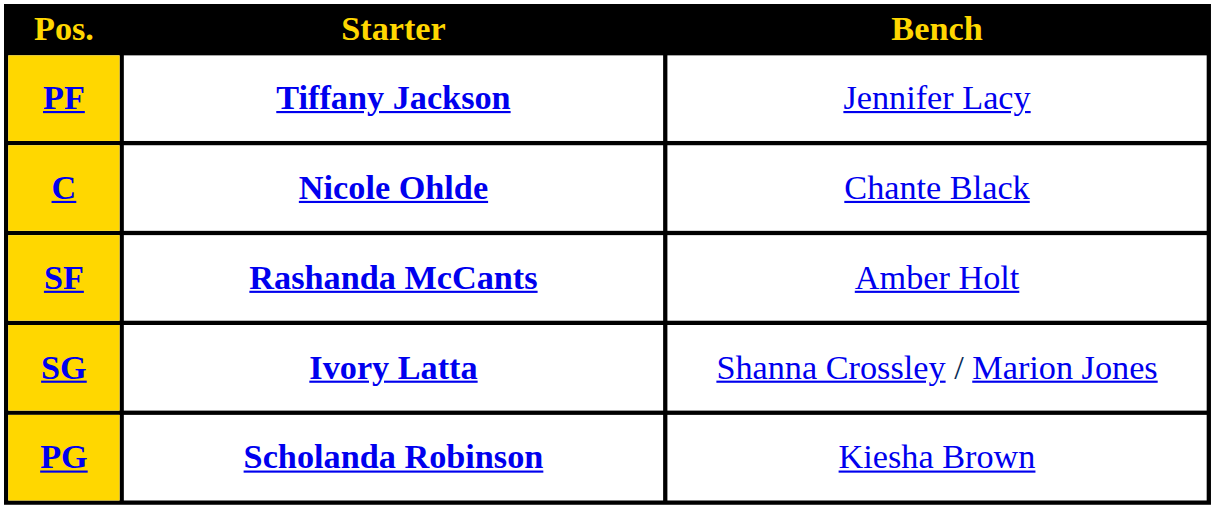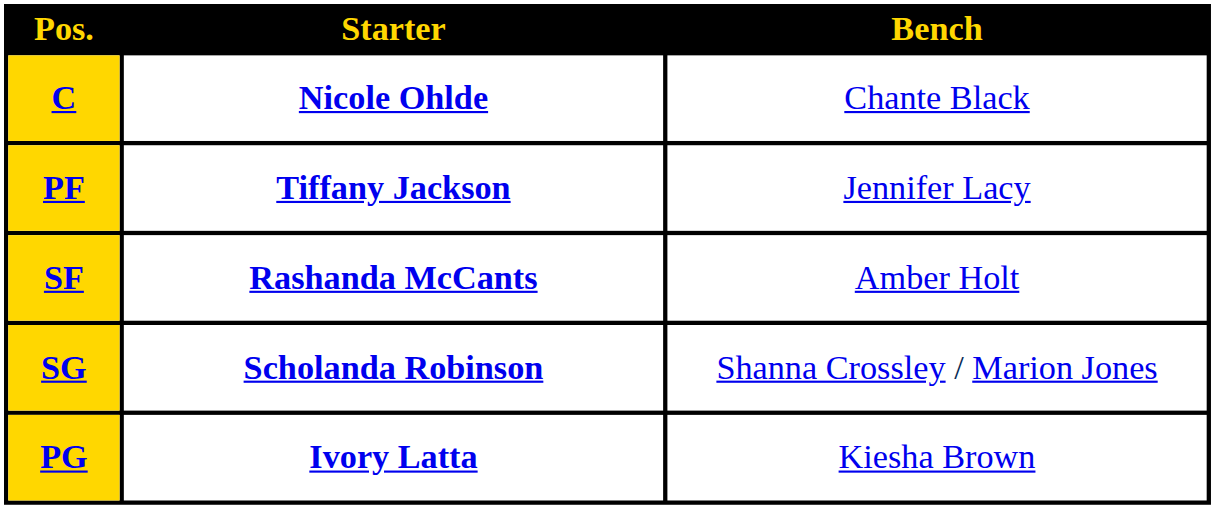rows swapped: (64, 187) <-> (64, 97)
(393, 367) Ivory Latta -> (393, 367) Scholanda Robinson
(393, 457) Scholanda Robinson -> (393, 457) Ivory Latta
